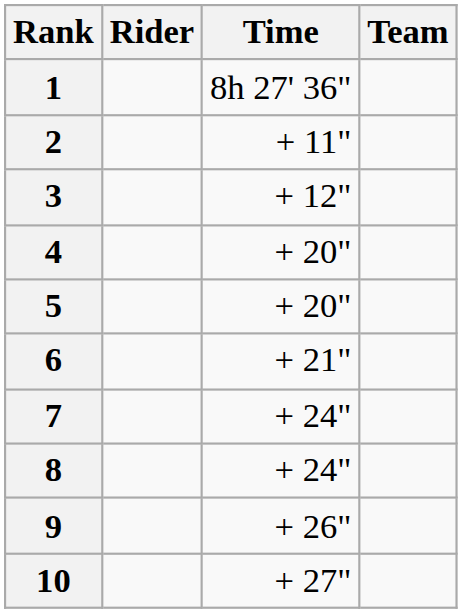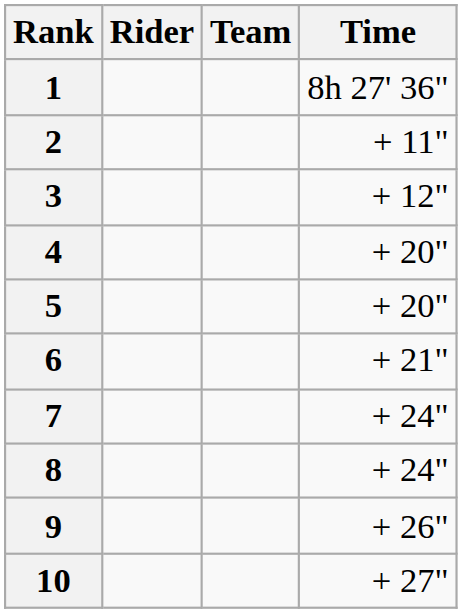columns swapped: (408, 31) <-> (281, 31)
